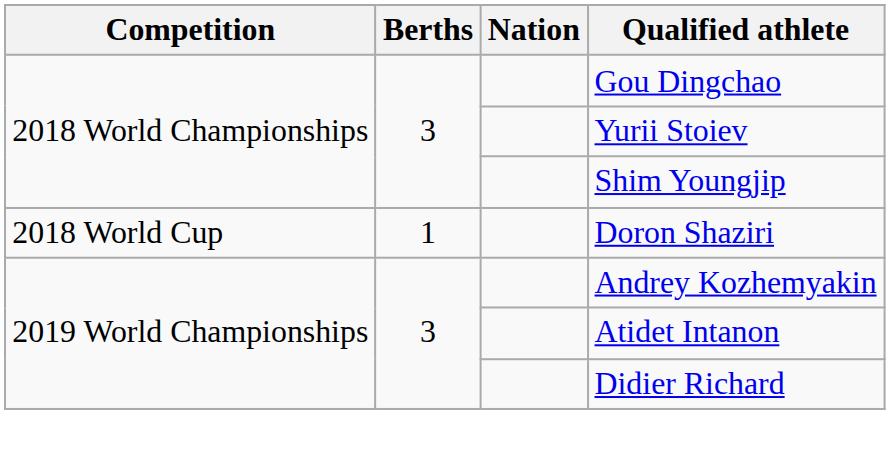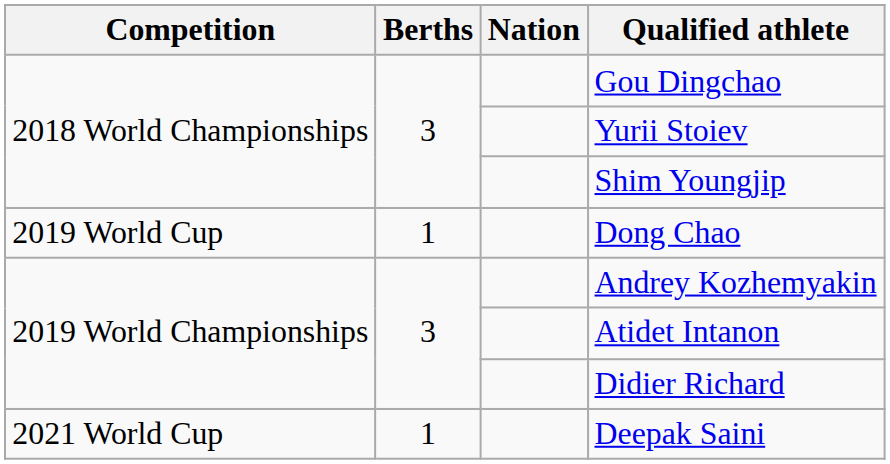- row: (684, 231)
+ row: (667, 231)
+ row: (680, 433)
